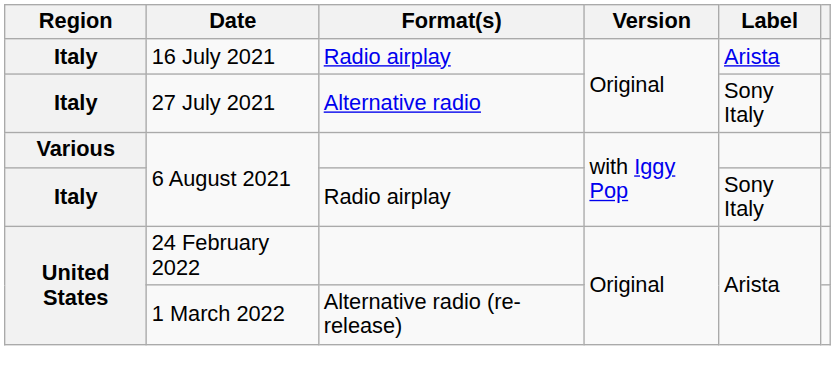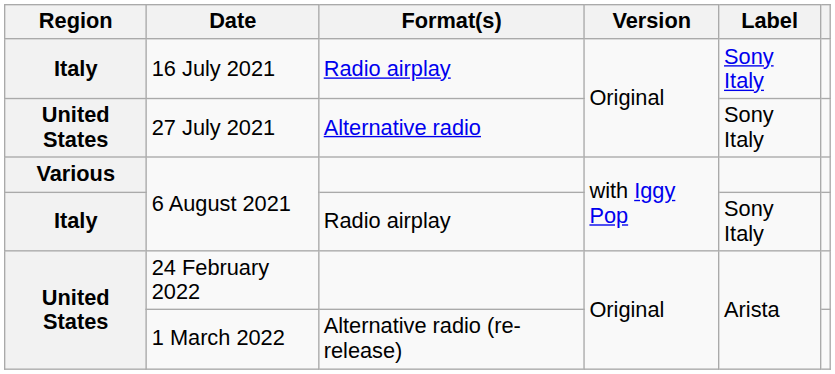(752, 56) Arista -> (749, 68) Sony Italy
(76, 103) Italy -> (76, 127) United States
